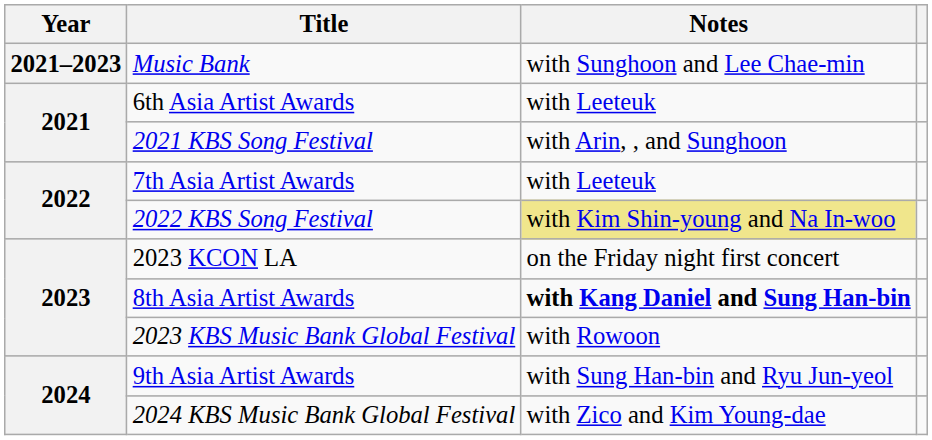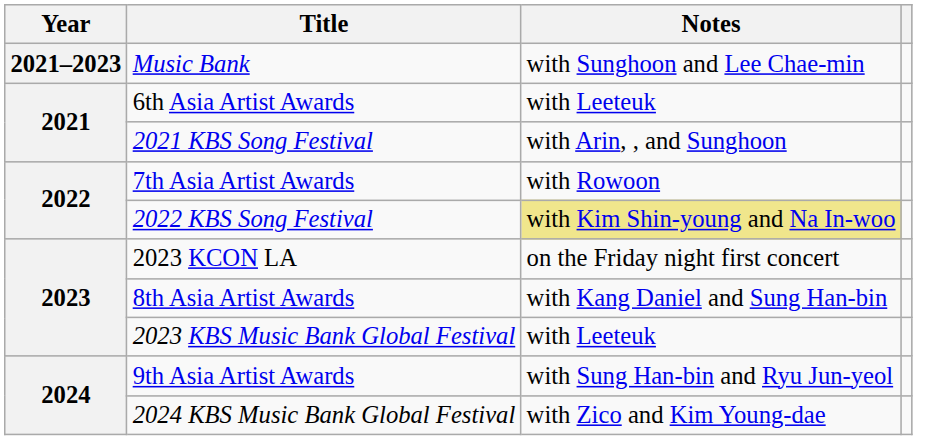(591, 180) with Leeteuk -> (593, 180) with Rowoon
(719, 297) bold -> (707, 297) normal
(593, 336) with Rowoon -> (591, 336) with Leeteuk
